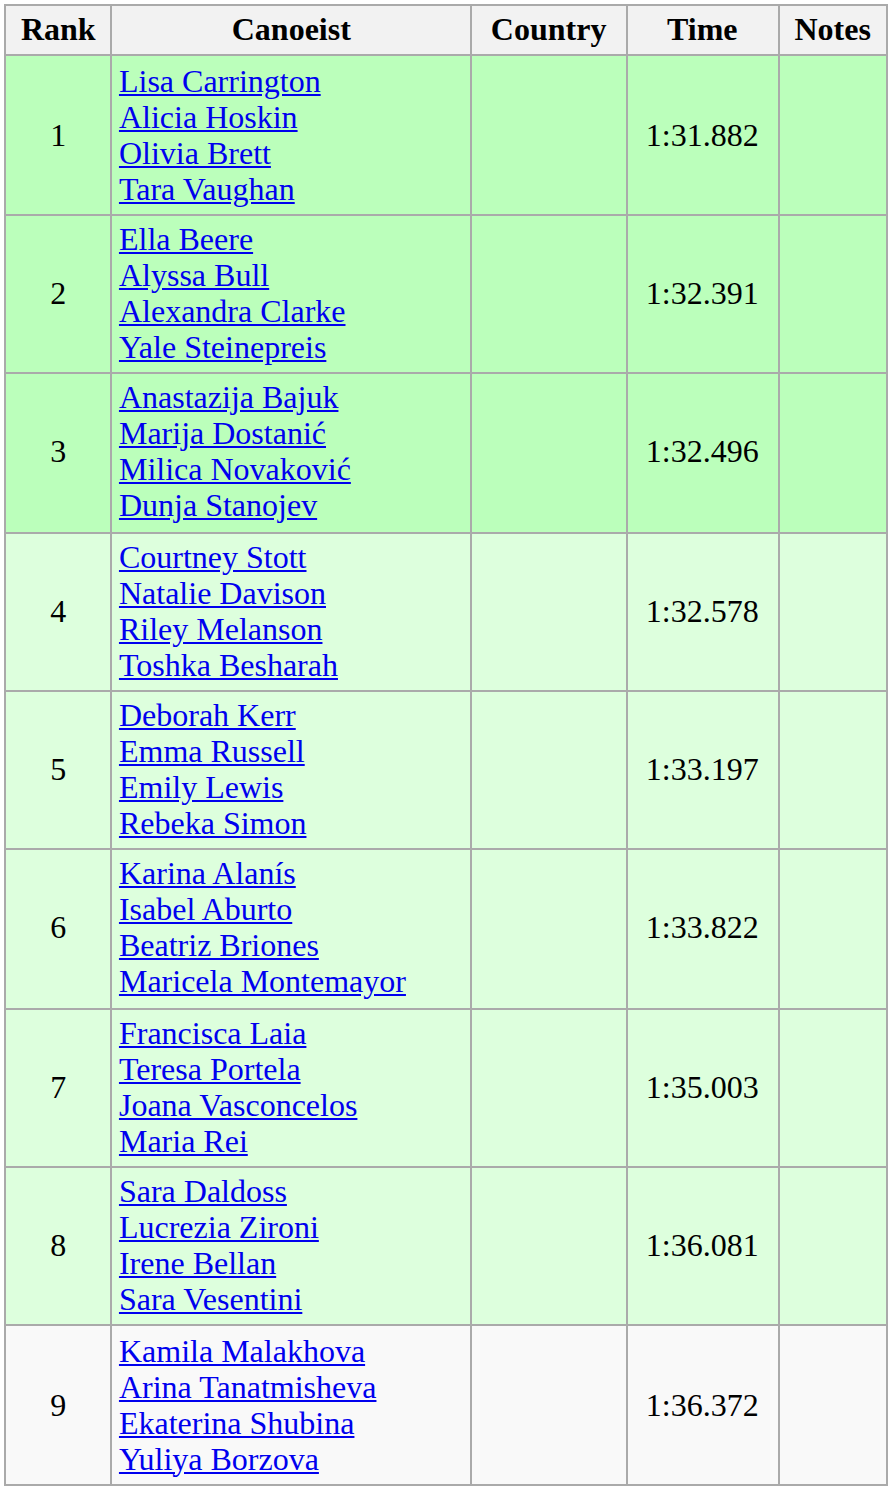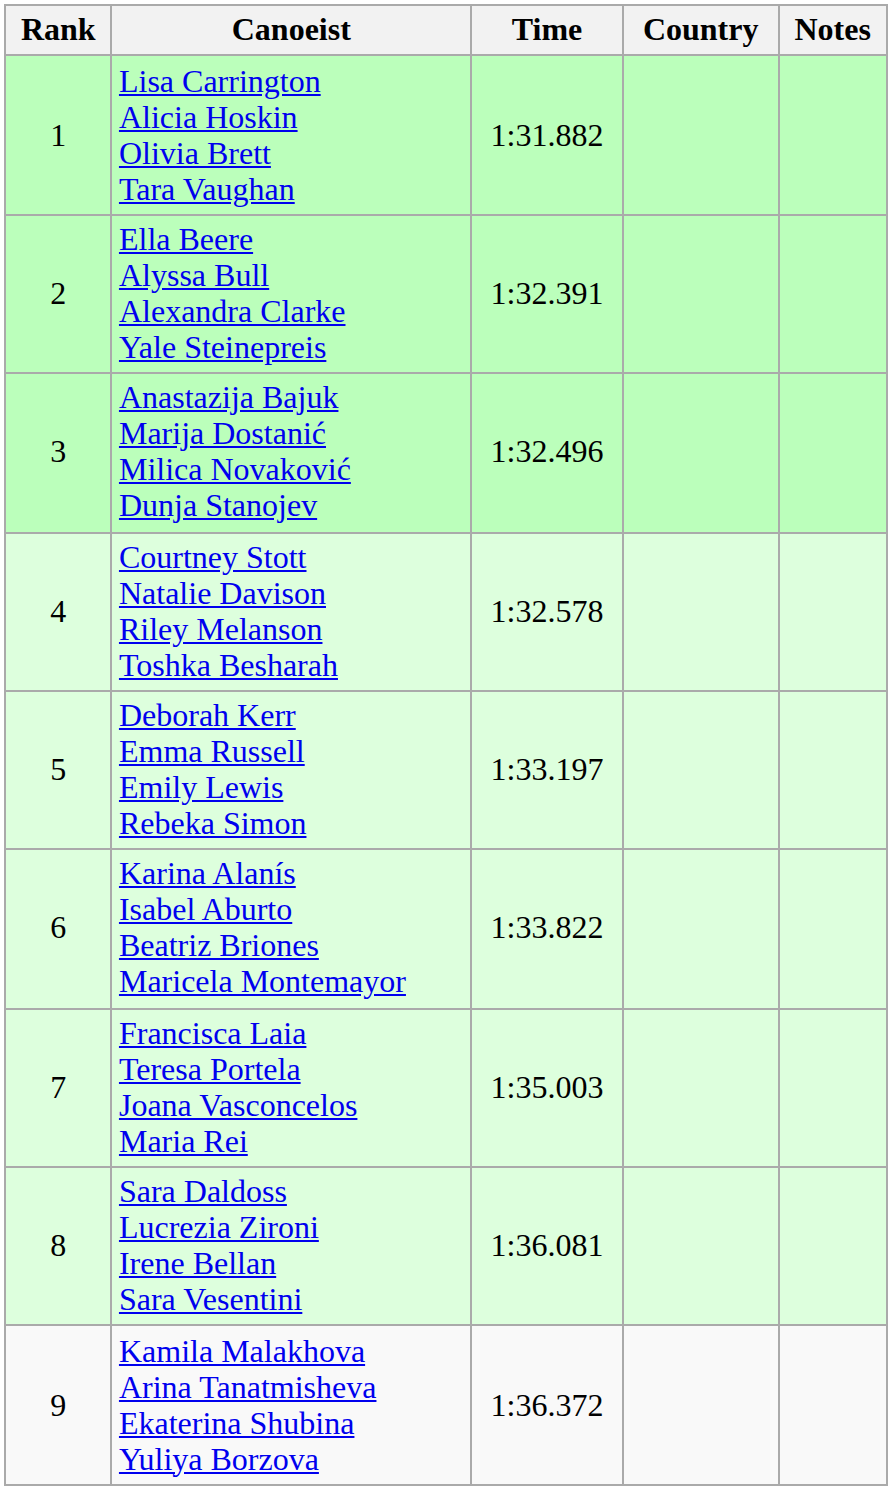columns swapped: (549, 29) <-> (702, 29)
